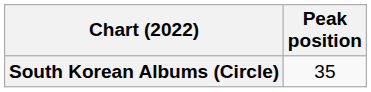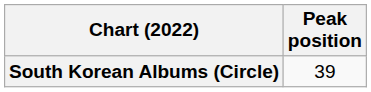(325, 71) 35 -> (325, 71) 39
